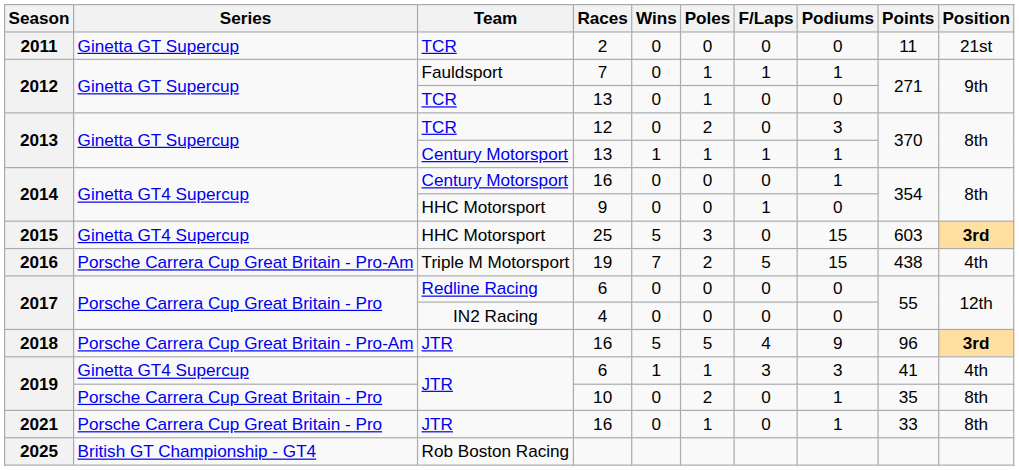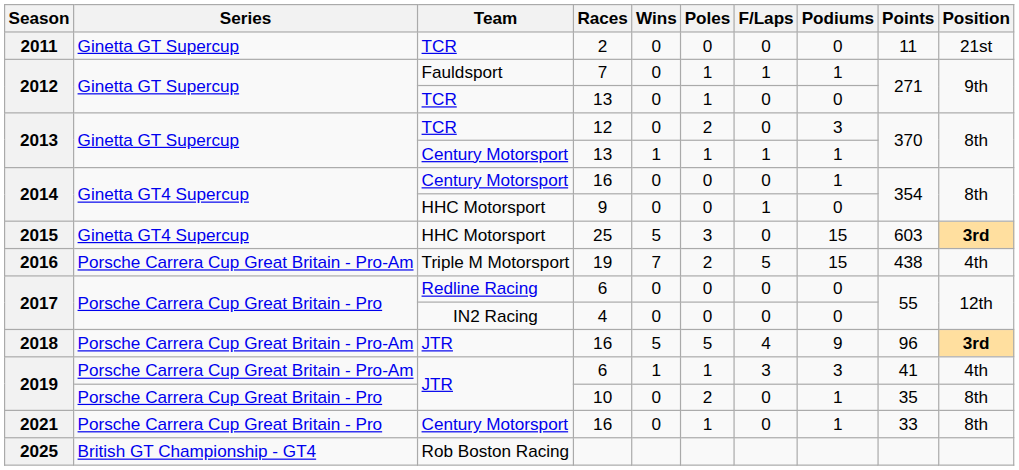(163, 370) Ginetta GT4 Supercup -> (246, 370) Porsche Carrera Cup Great Britain - Pro-Am
(437, 425) JTR -> (495, 425) Century Motorsport
